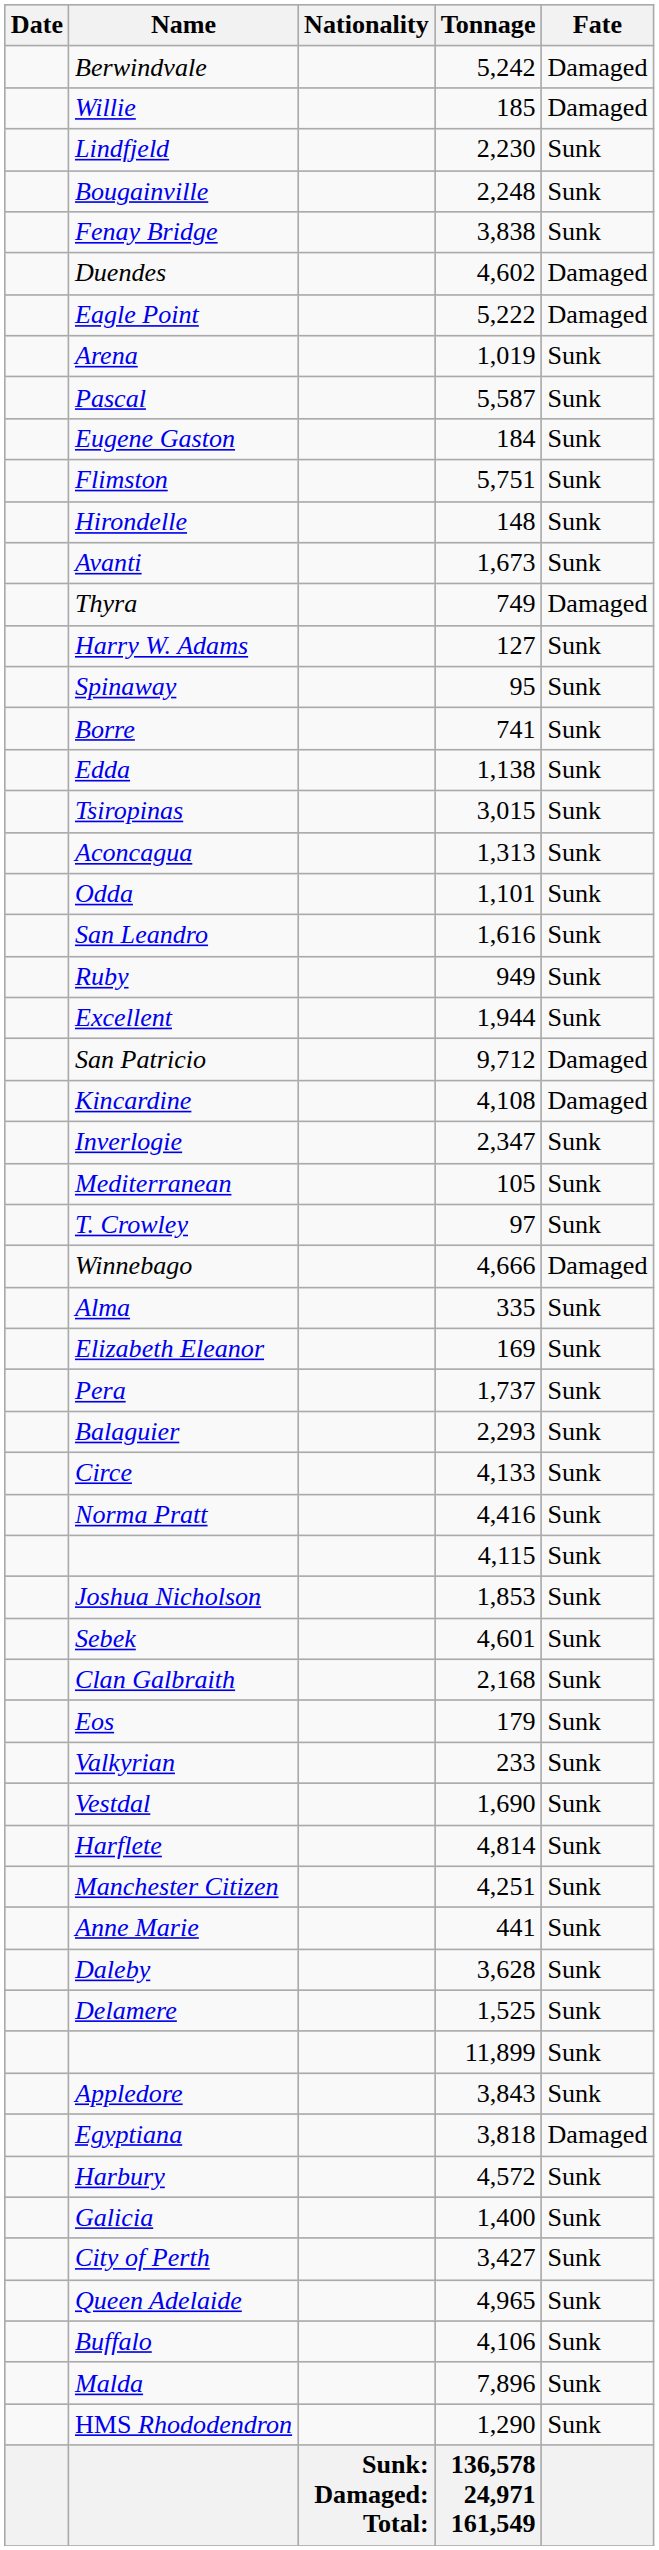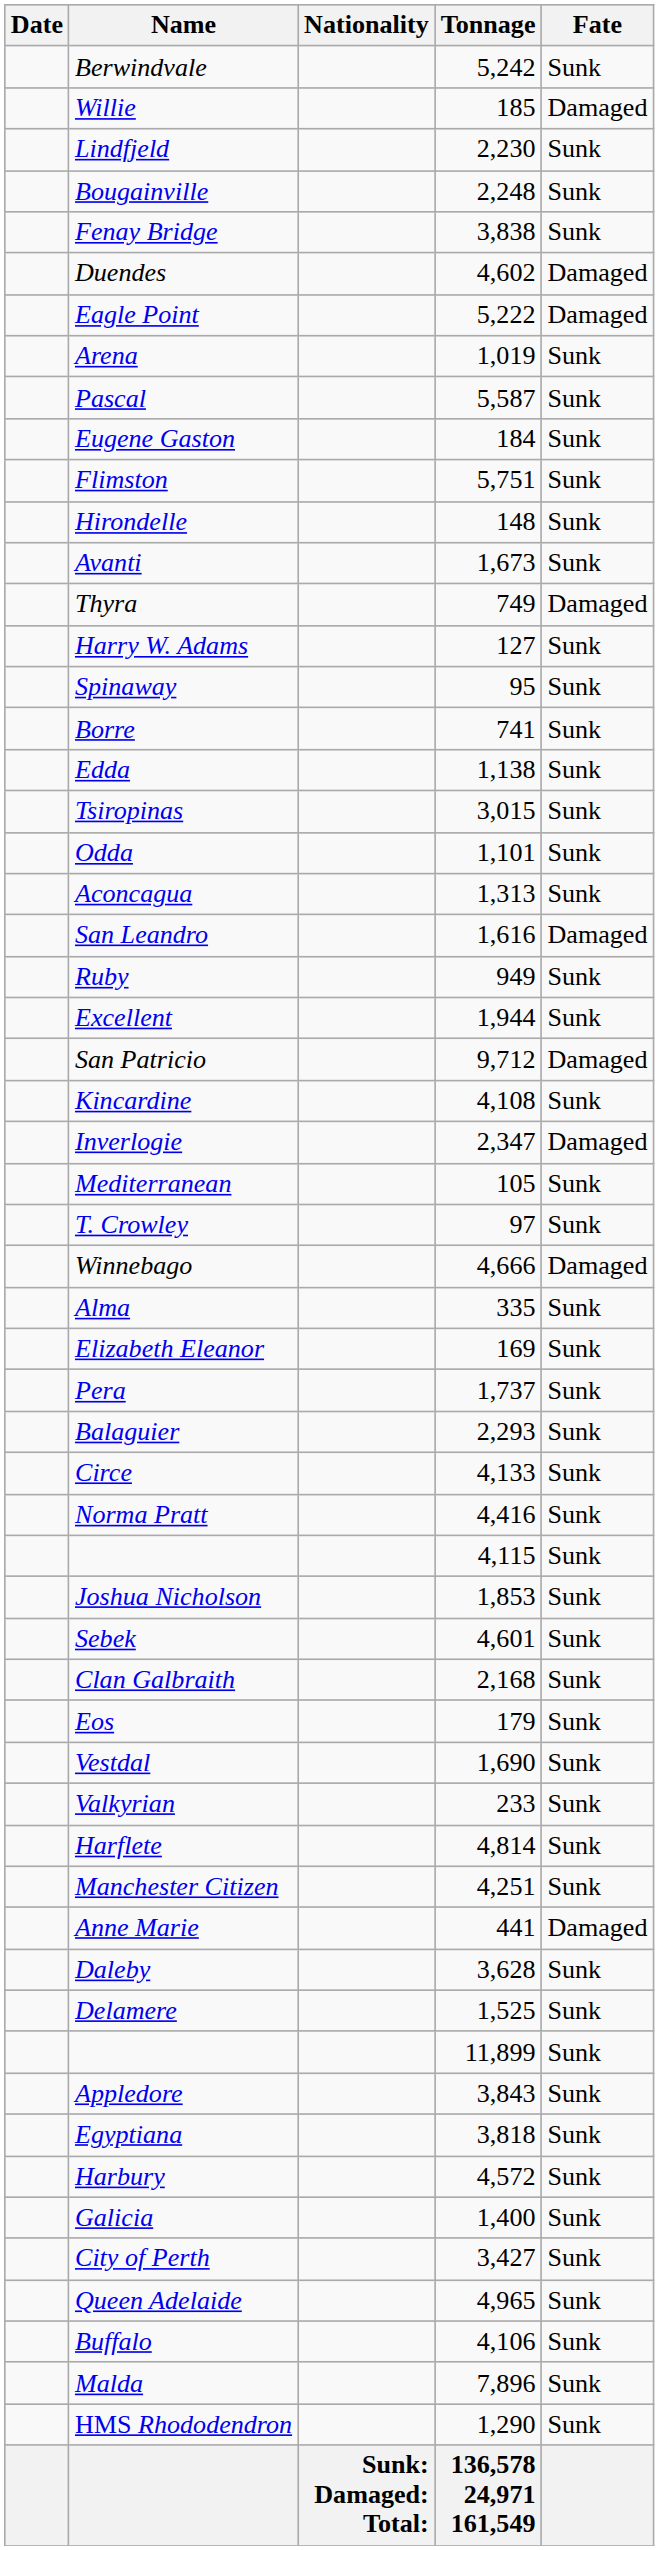(597, 66) Damaged -> (574, 66) Sunk
rows swapped: (134, 852) <-> (104, 893)
(574, 935) Sunk -> (597, 935) Damaged
(597, 1100) Damaged -> (574, 1100) Sunk
(574, 1141) Sunk -> (597, 1141) Damaged
rows swapped: (125, 1762) <-> (113, 1803)
(574, 1927) Sunk -> (597, 1927) Damaged
(597, 2134) Damaged -> (574, 2134) Sunk
